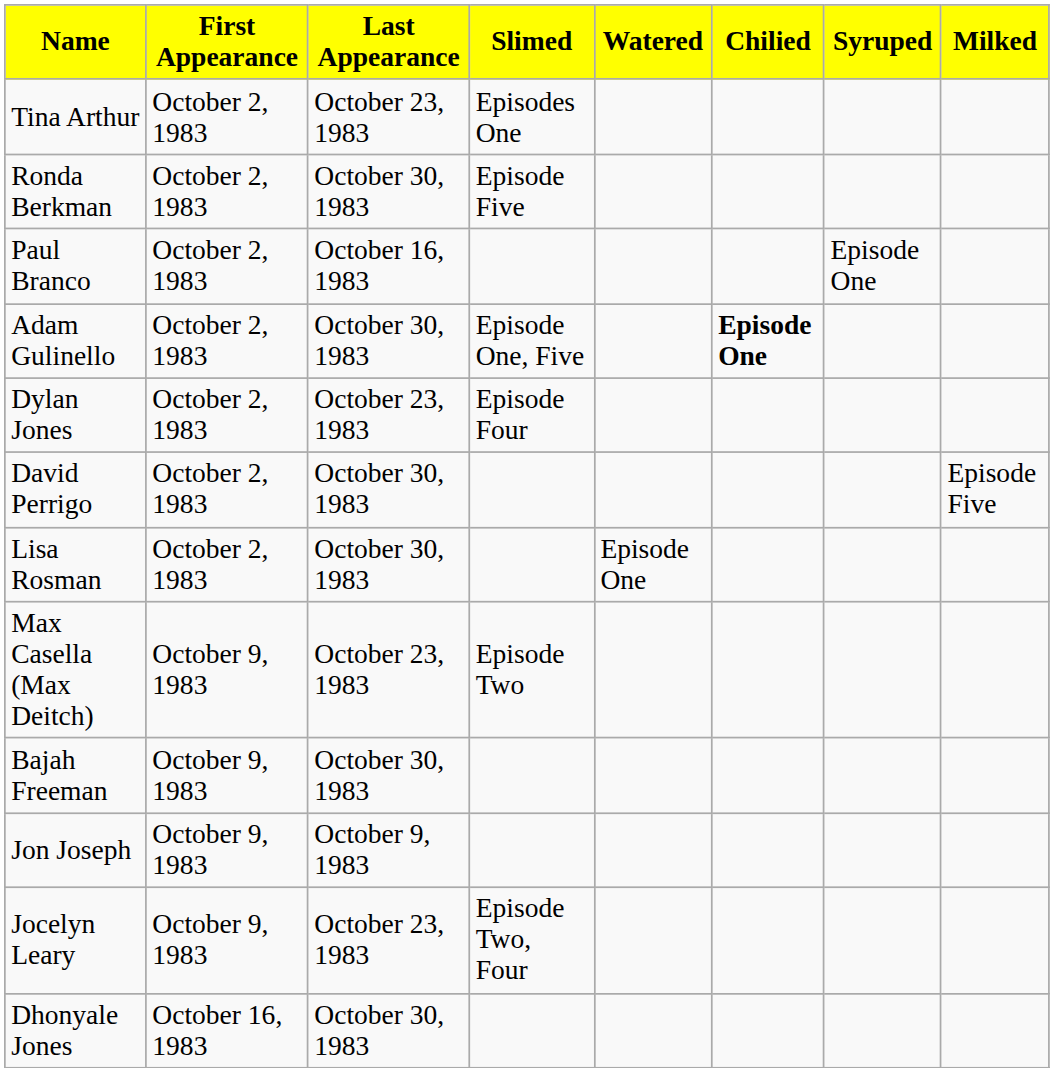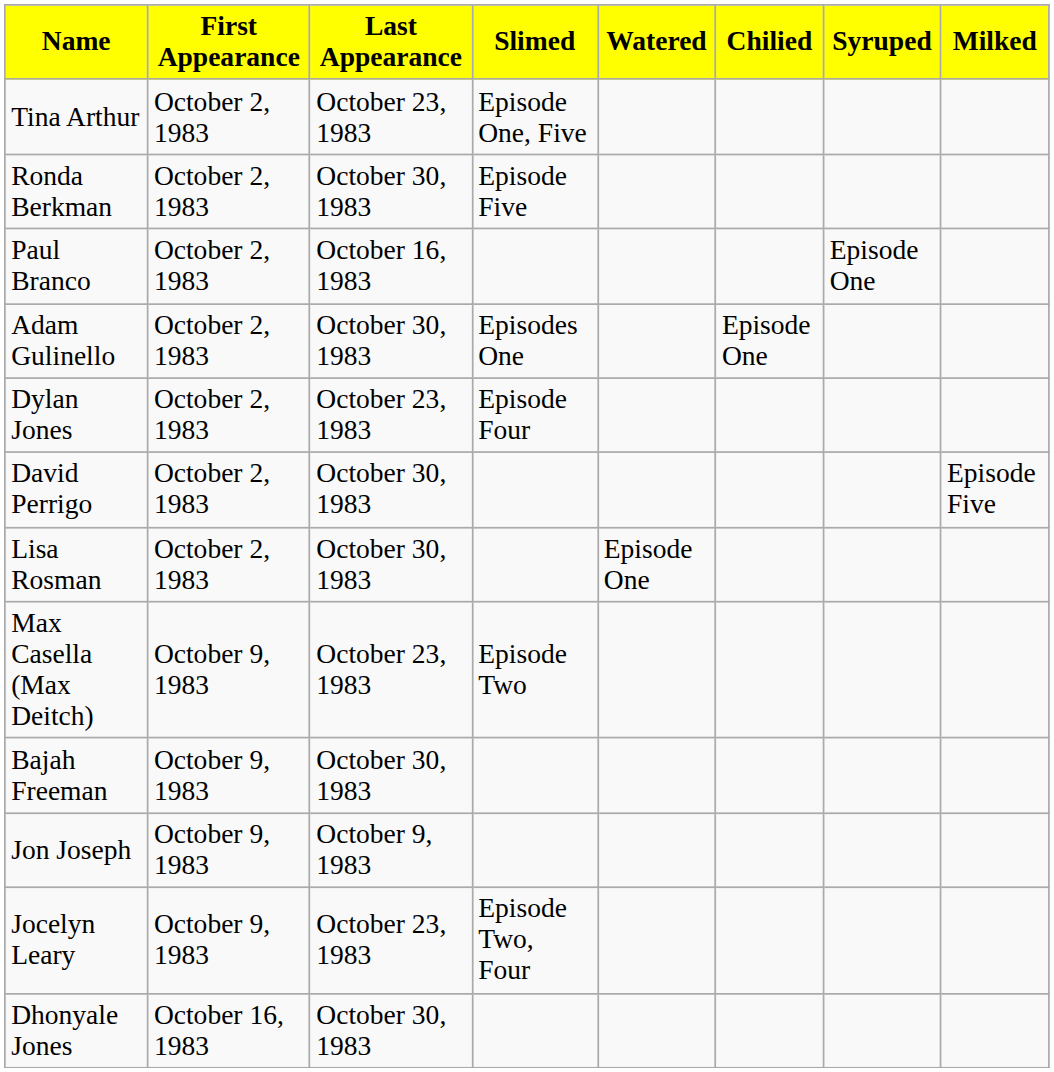(525, 116) Episodes One -> (533, 116) Episode One, Five
(530, 340) Episode One, Five -> (528, 340) Episodes One
(765, 340) bold -> (766, 340) normal
